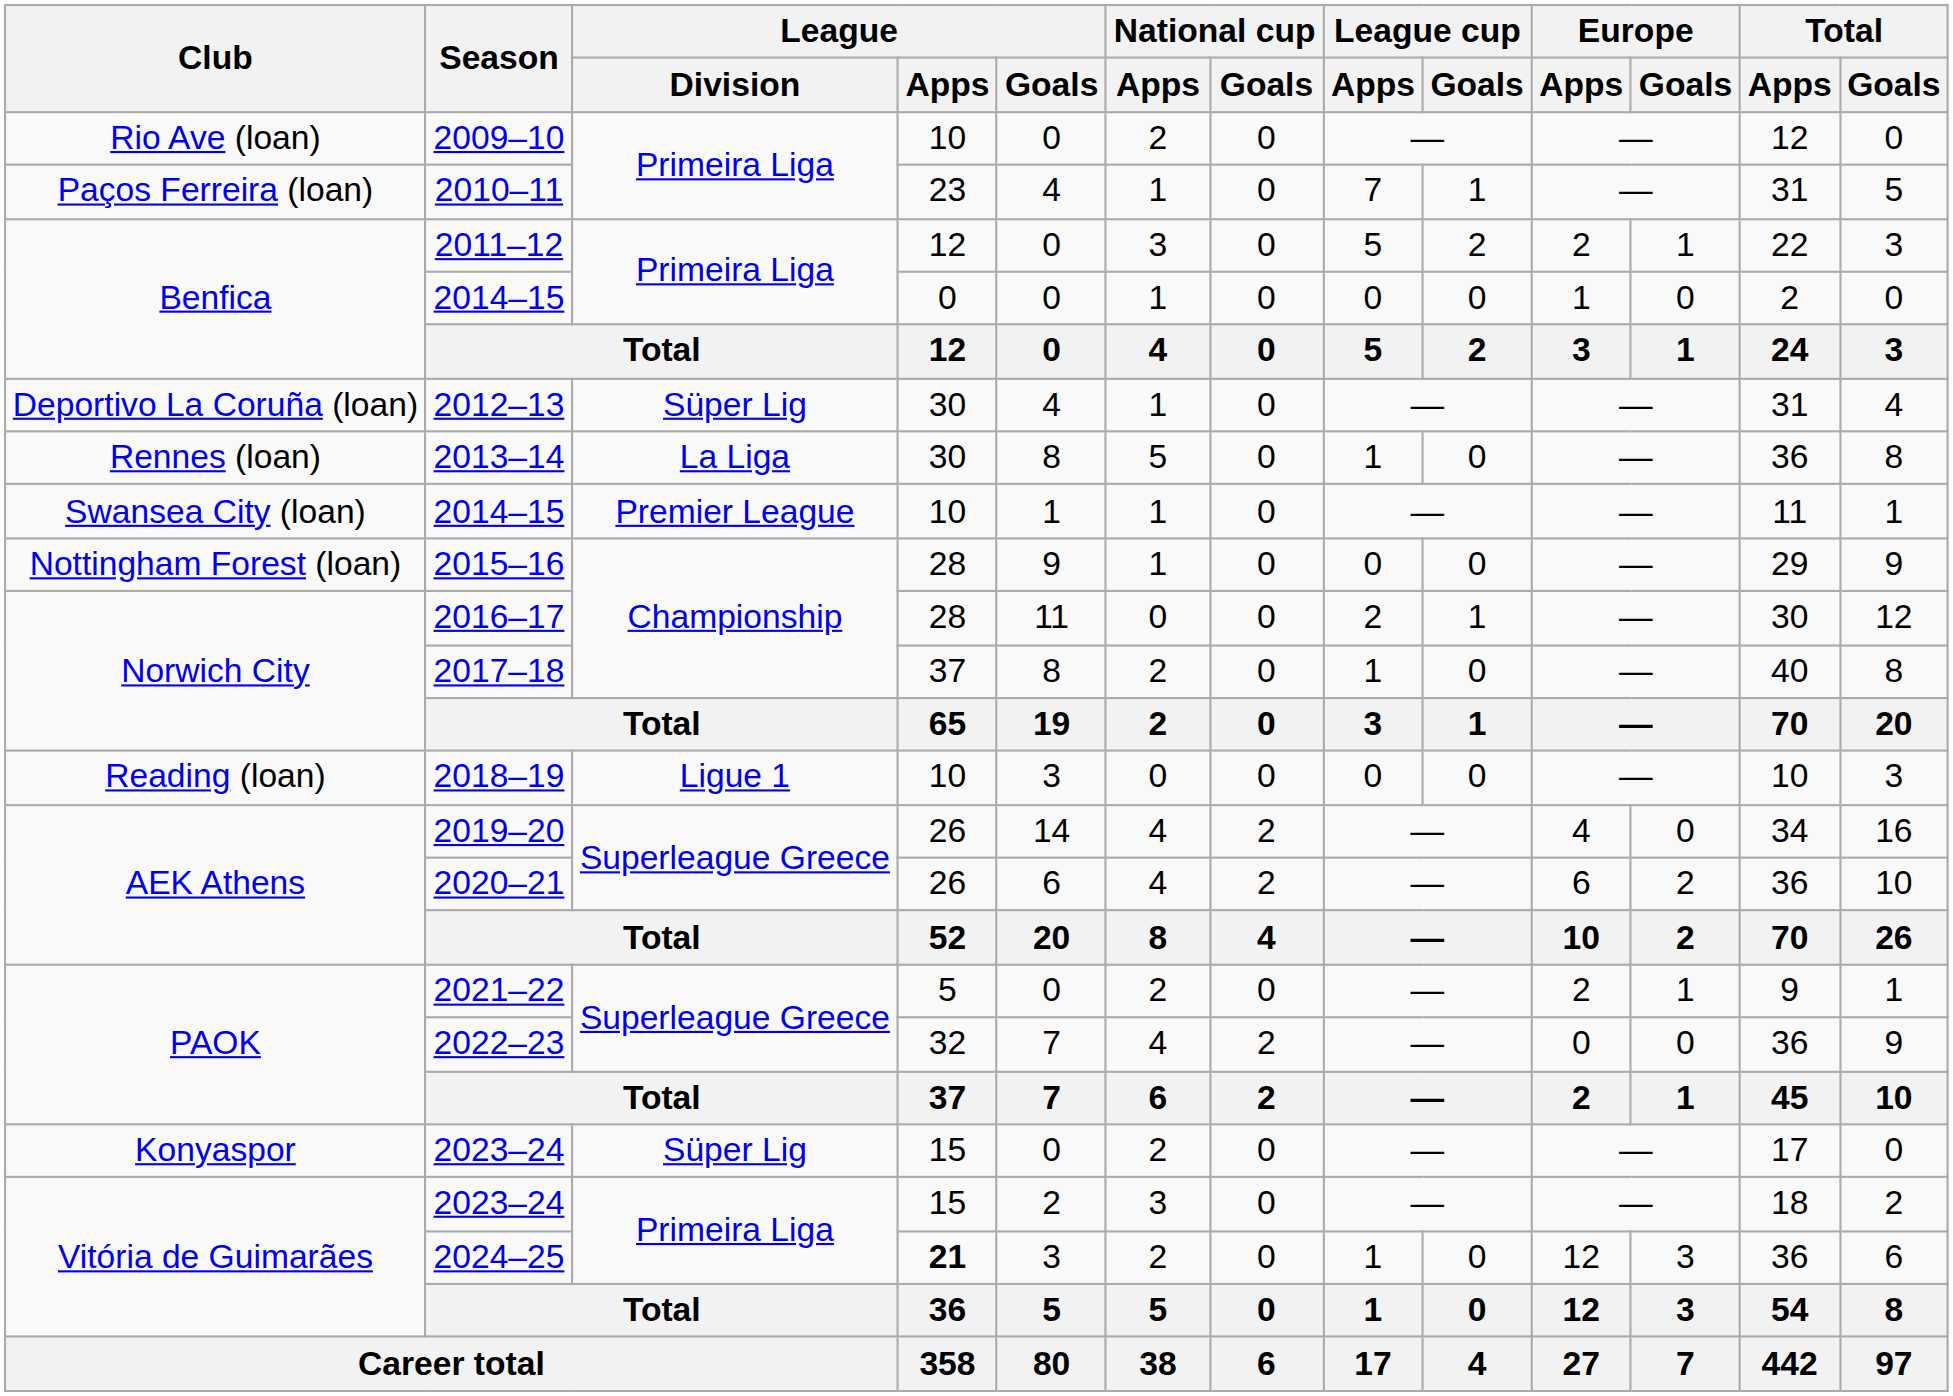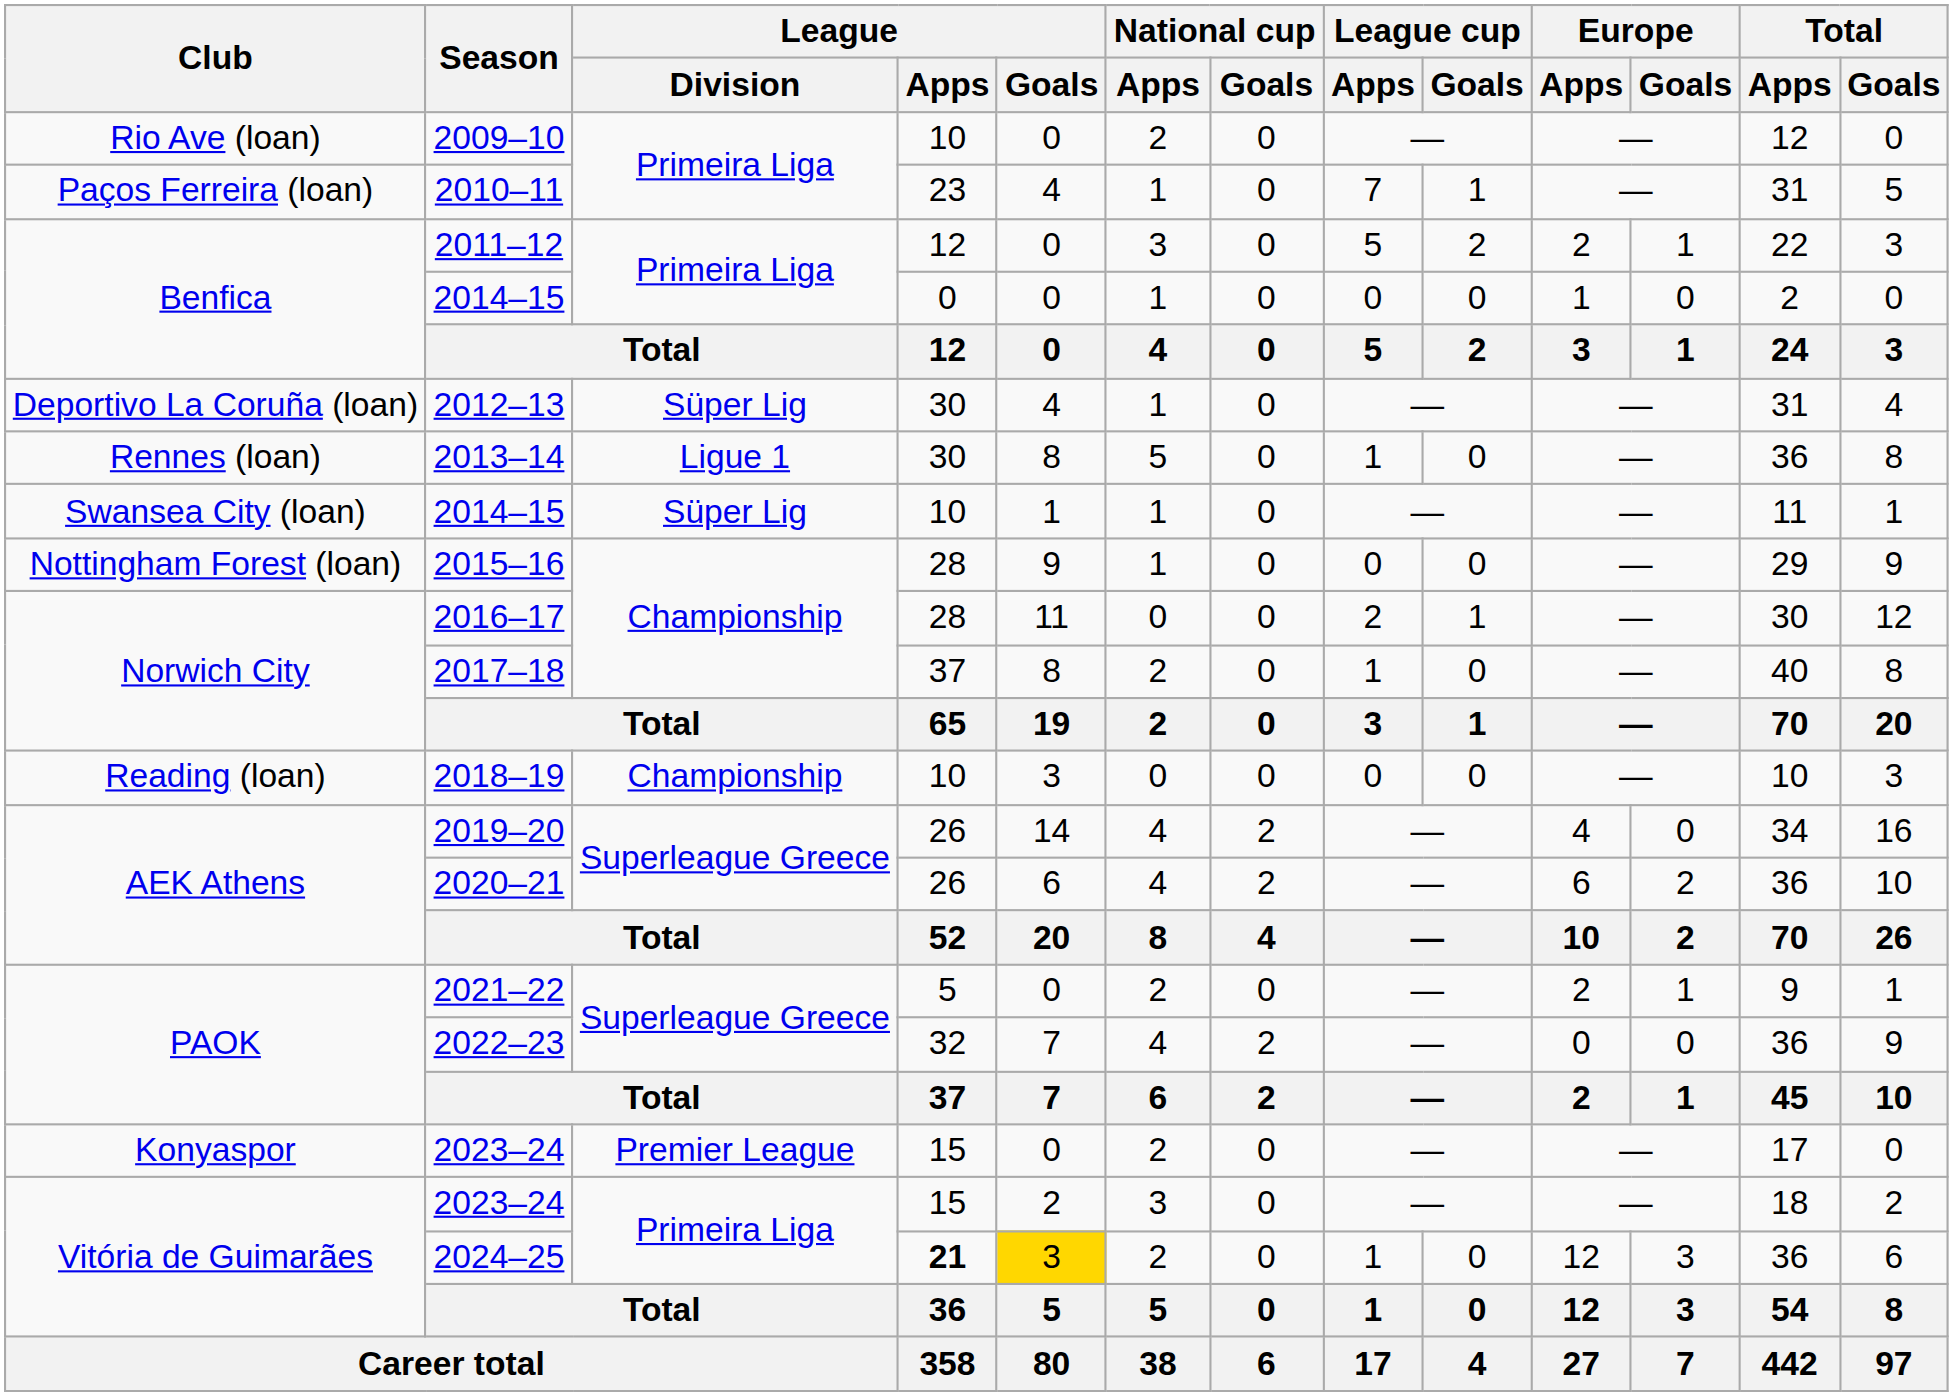(735, 457) La Liga -> (735, 457) Ligue 1
(735, 510) Premier League -> (735, 510) Süper Lig
(735, 777) Ligue 1 -> (735, 777) Championship
(735, 1150) Süper Lig -> (735, 1150) Premier League
(1052, 1256) no background -> (1052, 1256) gold background
